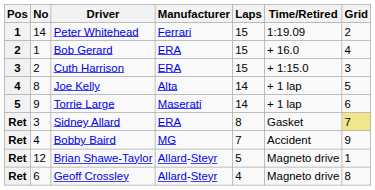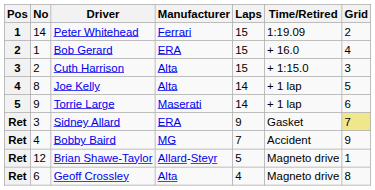(169, 68) ERA -> (168, 68) Alta
(238, 122) 8 -> (238, 122) 9
(188, 176) Allard-Steyr -> (168, 176) Alta
